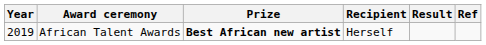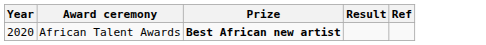- column: (376, 14)
(21, 32) 2019 -> (21, 32) 2020
